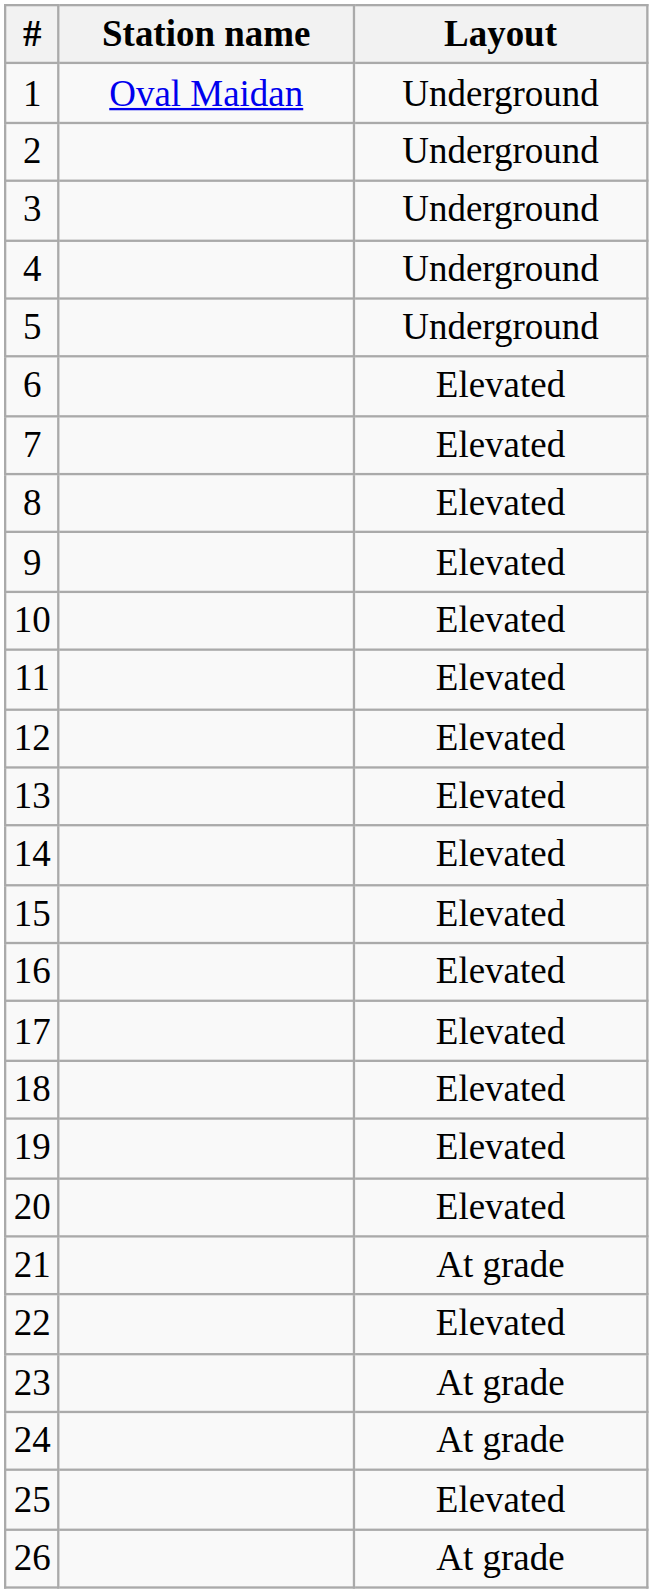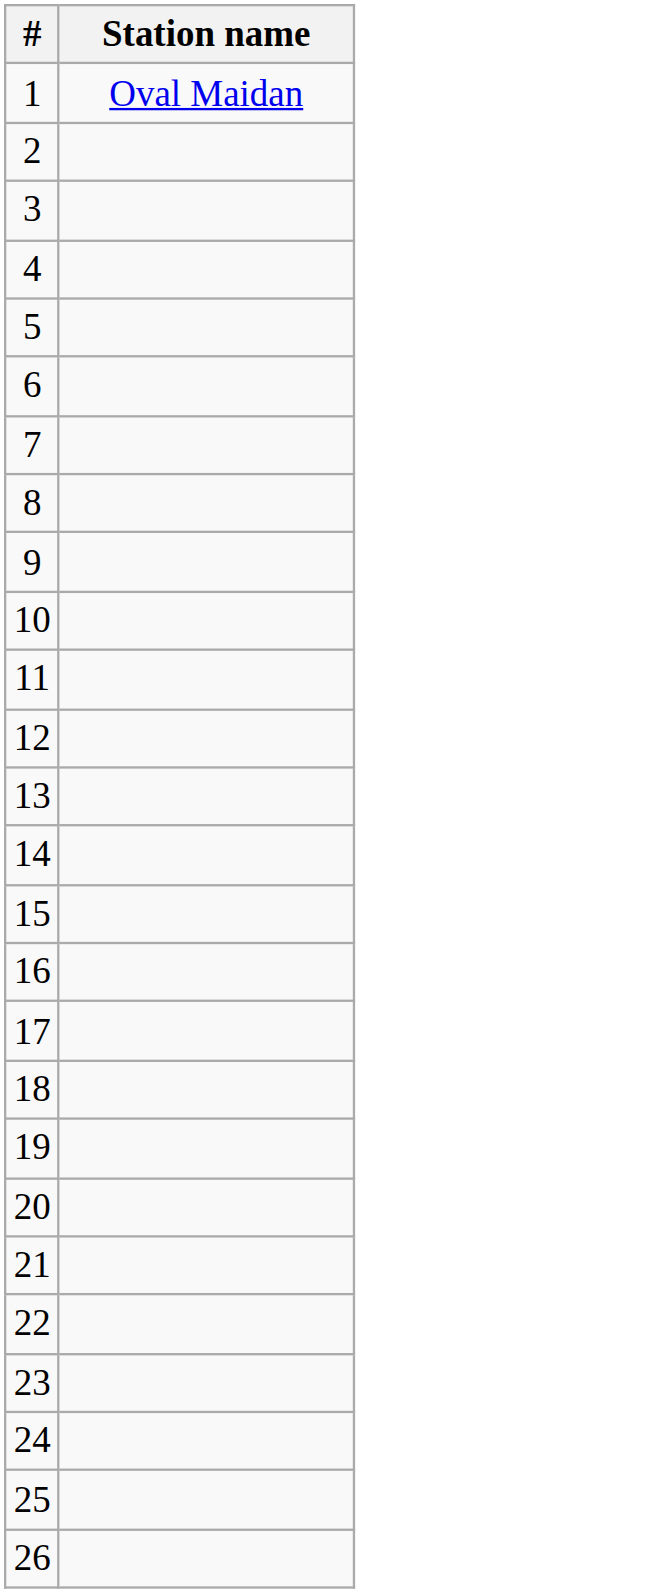- column: (501, 33)
